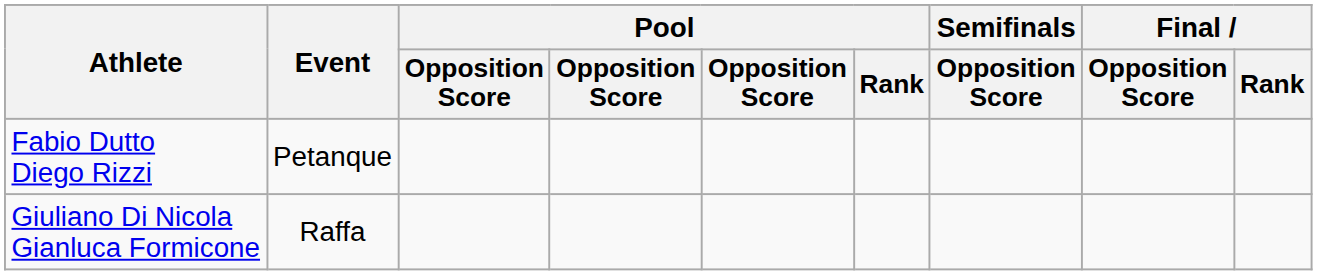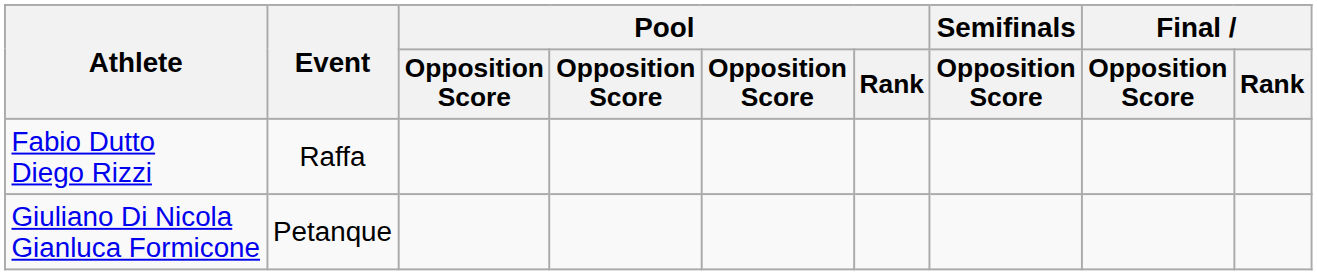(333, 157) Petanque -> (333, 157) Raffa
(333, 232) Raffa -> (333, 232) Petanque
